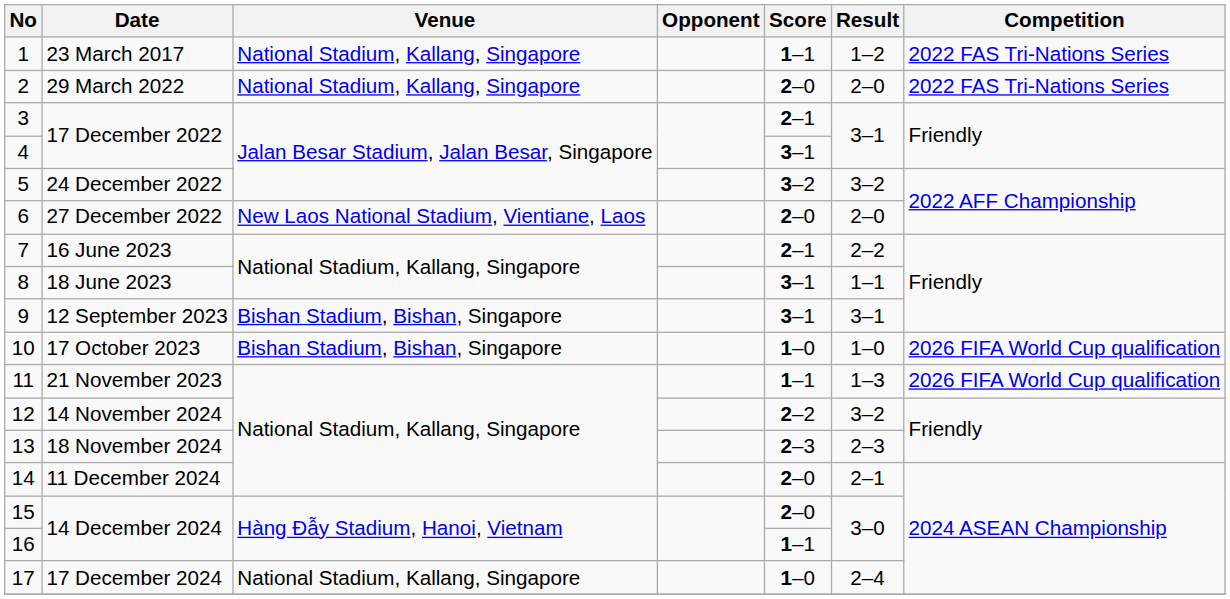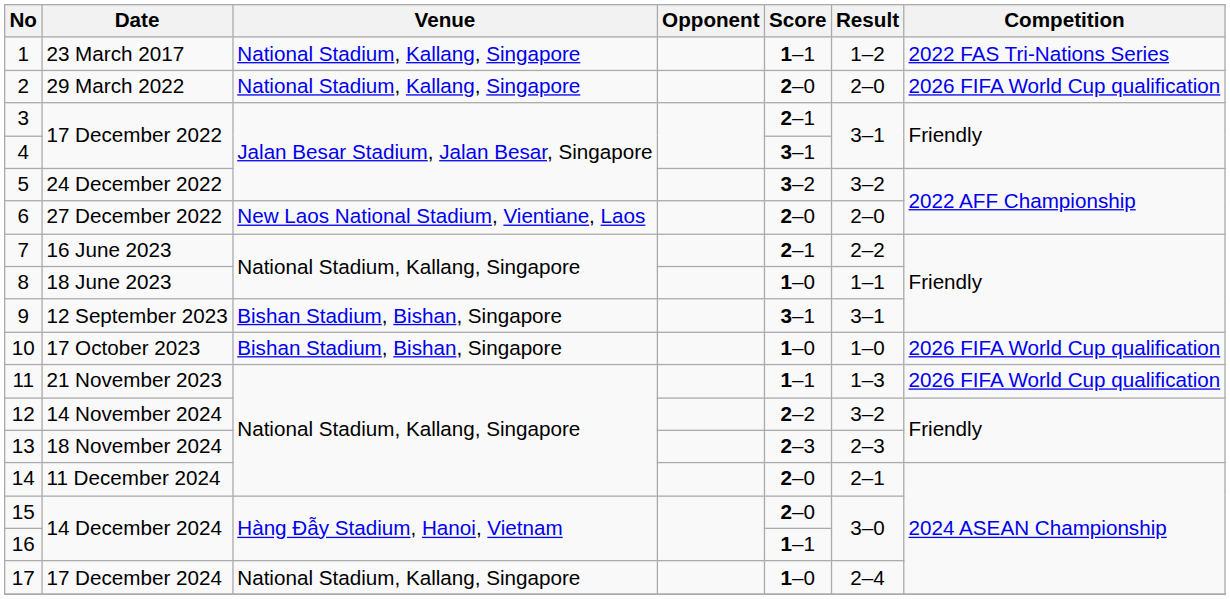(1039, 86) 2022 FAS Tri-Nations Series -> (1064, 86) 2026 FIFA World Cup qualification
(798, 282) 3–1 -> (798, 282) 1–0
